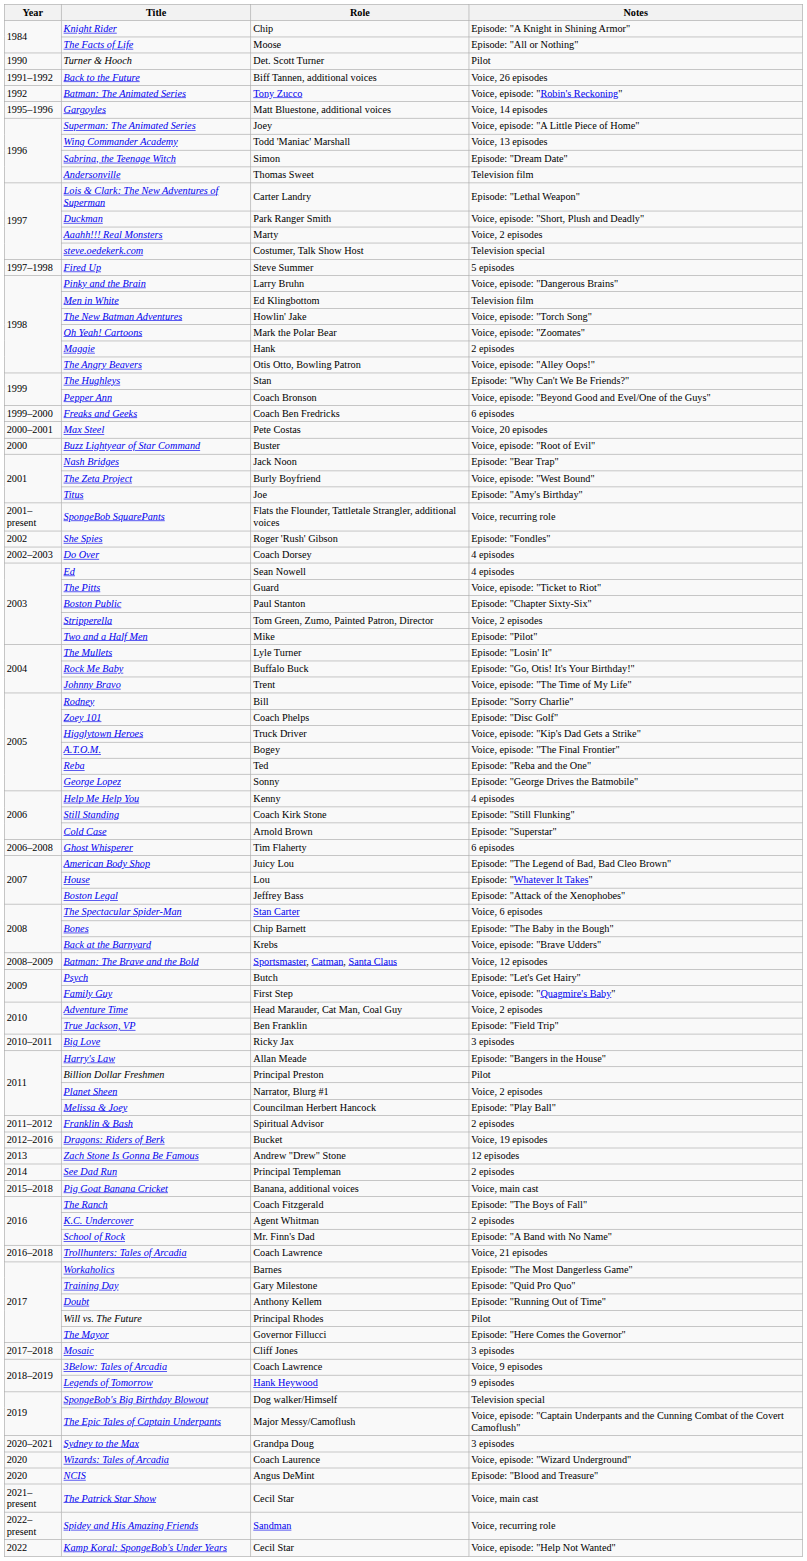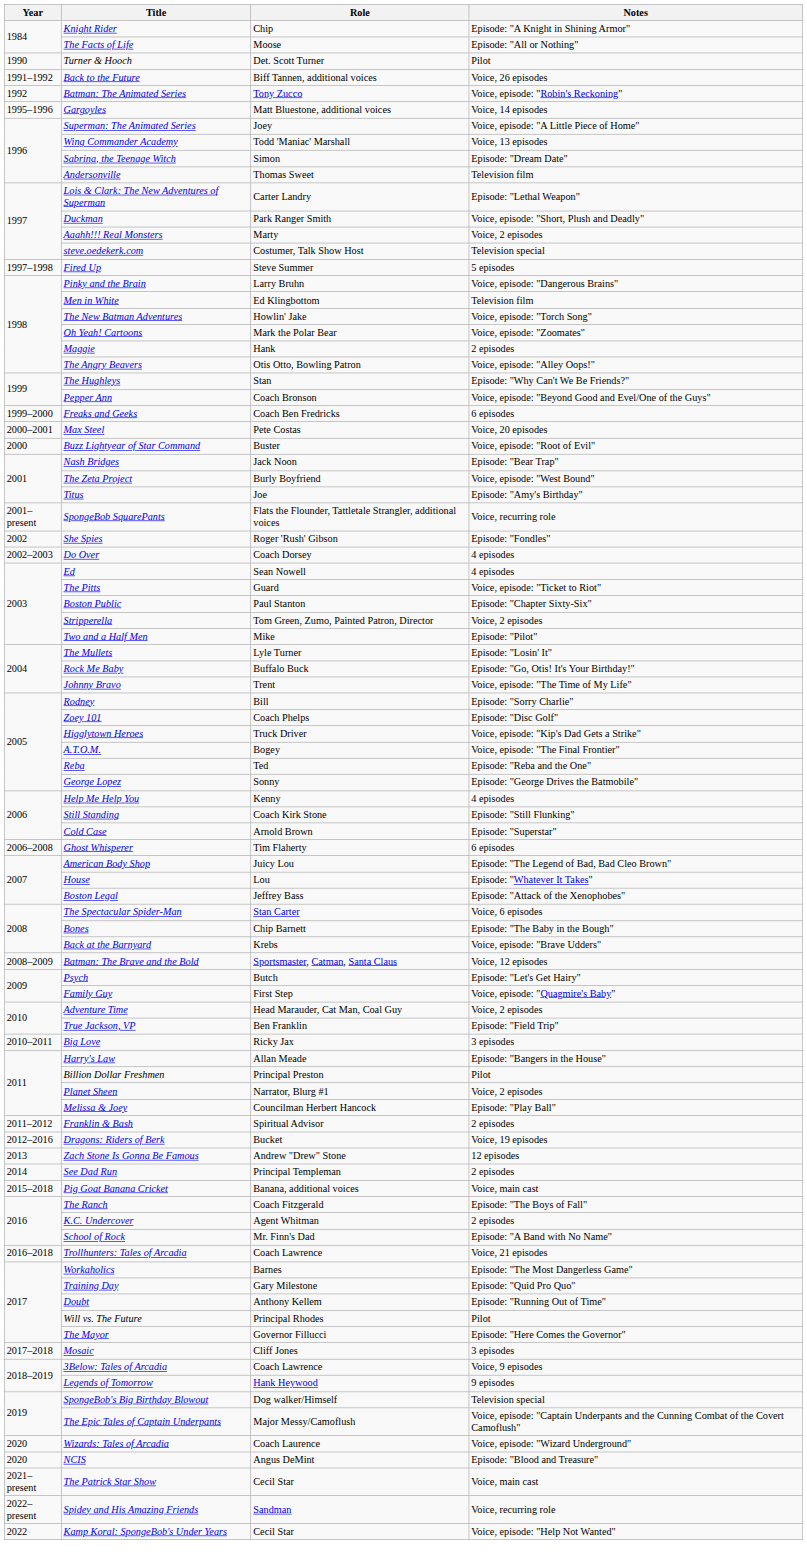- row: (101, 1443)
